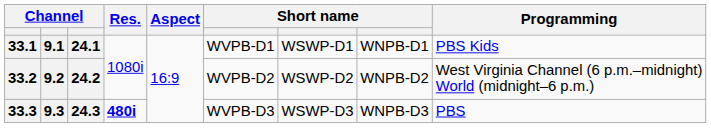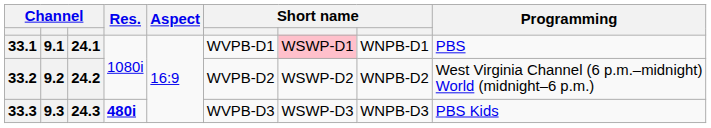(317, 46) no background -> (317, 46) pink background
(467, 46) PBS Kids -> (451, 46) PBS
(451, 110) PBS -> (467, 110) PBS Kids
